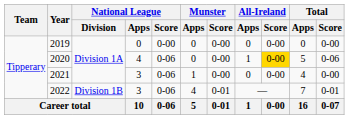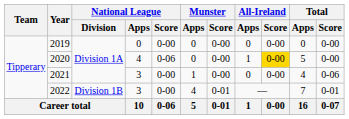(330, 59) 0-06 -> (330, 59) 0-00
(166, 75) 0-06 -> (166, 75) 0-00
(330, 75) 0-00 -> (330, 75) 0-06
(166, 91) 0-06 -> (166, 91) 0-00
